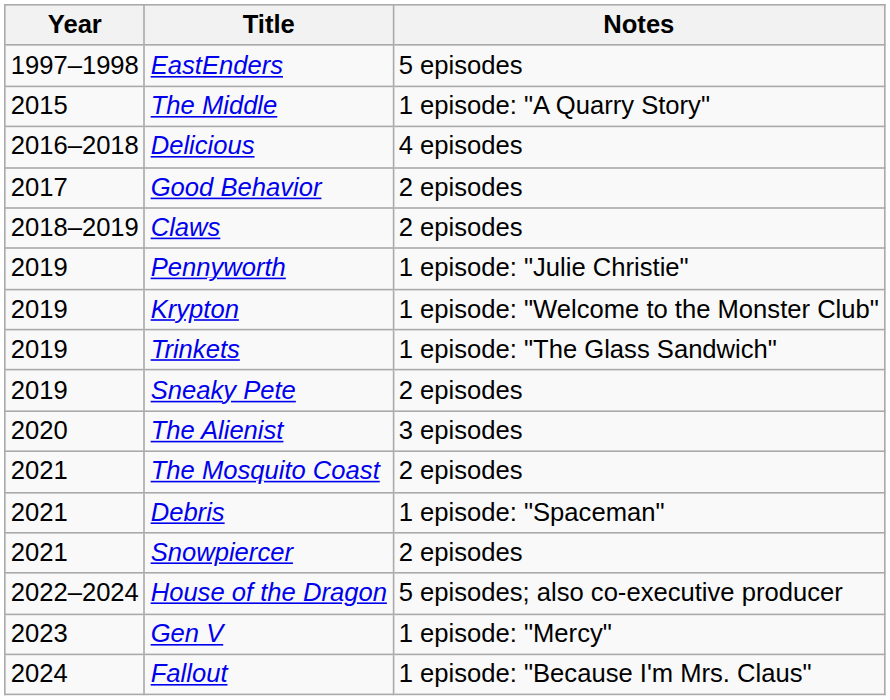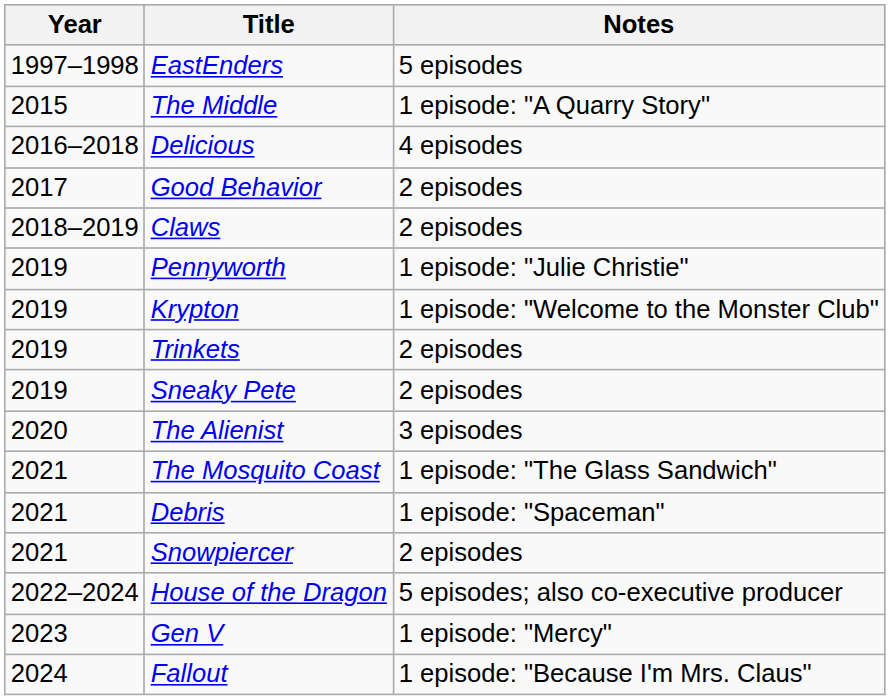(588, 349) 1 episode: "The Glass Sandwich" -> (461, 349) 2 episodes
(461, 471) 2 episodes -> (588, 471) 1 episode: "The Glass Sandwich"
